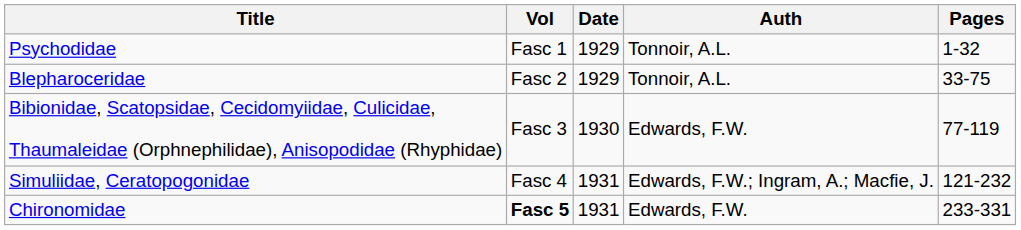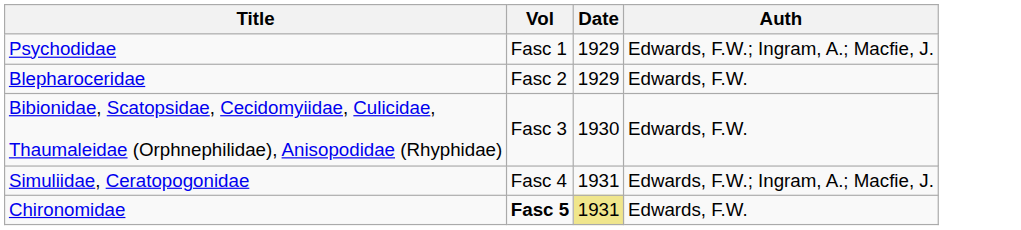- column: (977, 19)
(680, 49) Tonnoir, A.L. -> (781, 49) Edwards, F.W.; Ingram, A.; Macfie, J.
(680, 78) Tonnoir, A.L. -> (688, 78) Edwards, F.W.
(599, 209) no background -> (599, 209) khaki background
